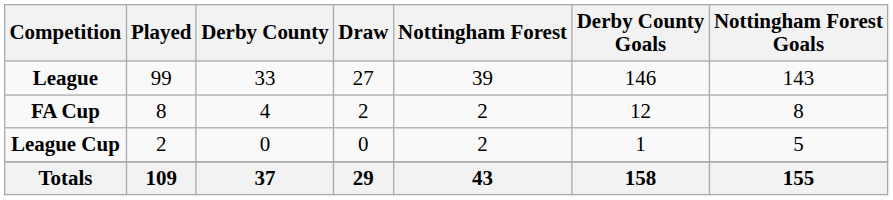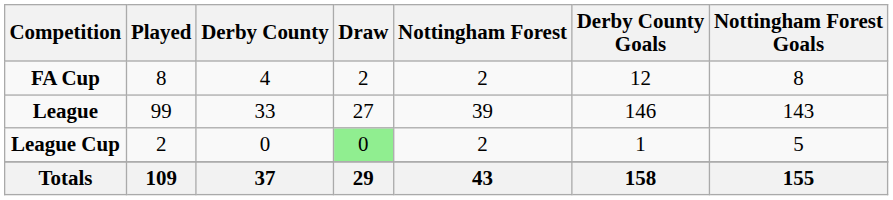rows swapped: (65, 77) <-> (65, 111)
(363, 144) no background -> (363, 144) lightgreen background
